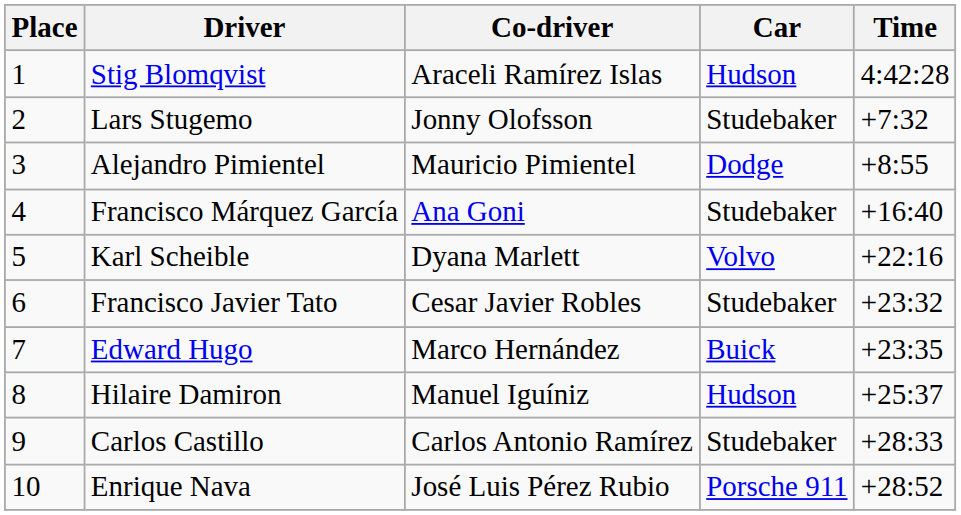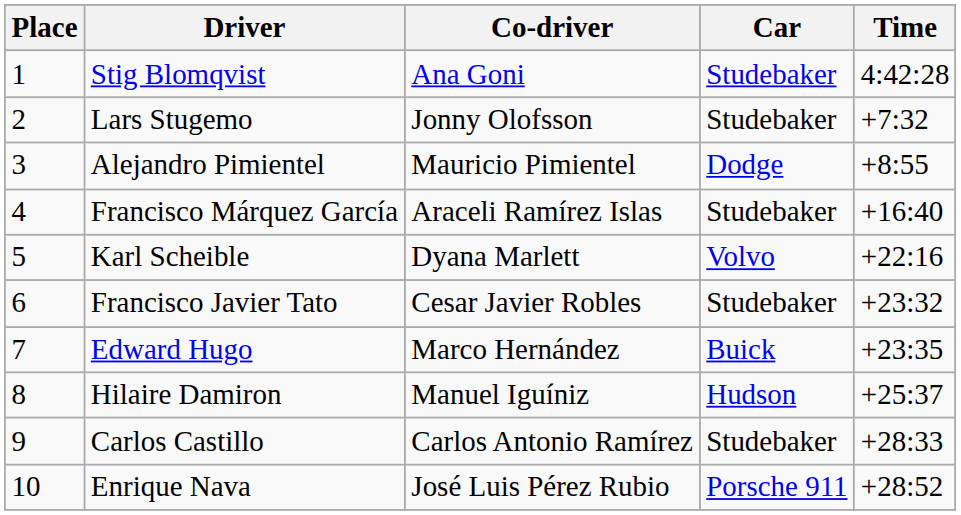(537, 73) Araceli Ramírez Islas -> (468, 73) Ana Goni
(751, 73) Hudson -> (771, 73) Studebaker
(468, 211) Ana Goni -> (537, 211) Araceli Ramírez Islas
